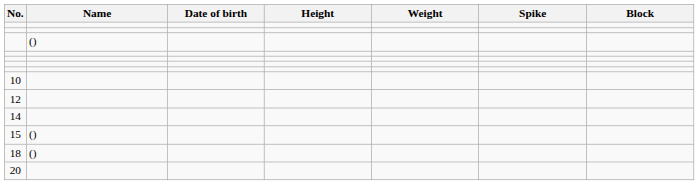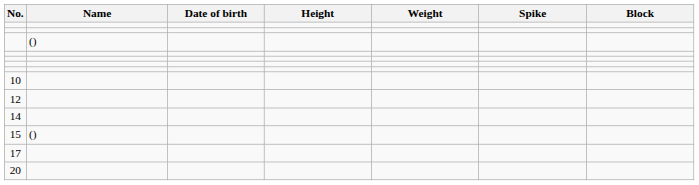+ row: (15, 153)
- row: (15, 153)
